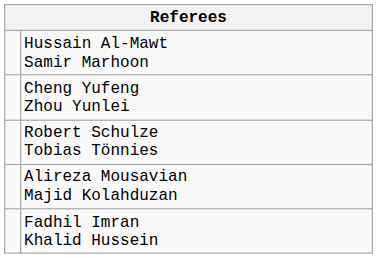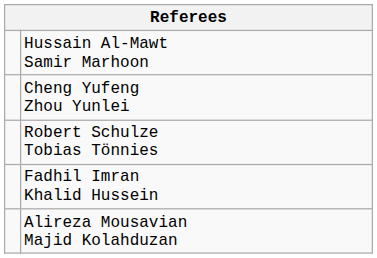rows swapped: (106, 186) <-> (91, 231)
